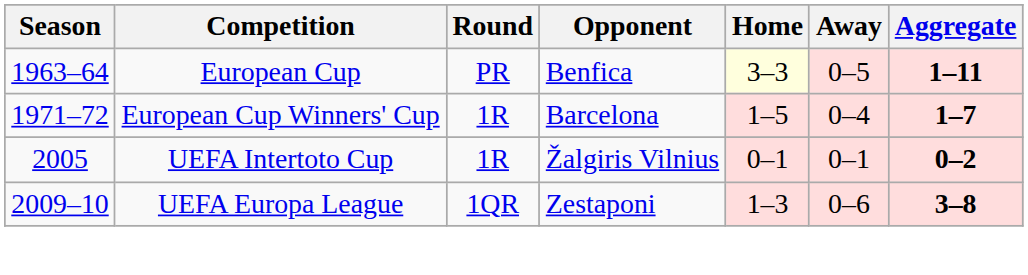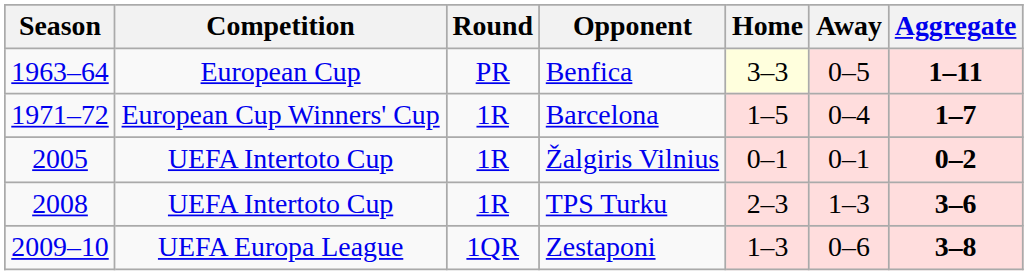+ row: (607, 203)
